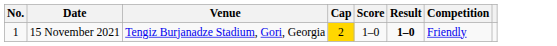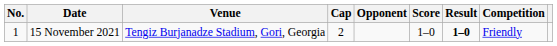+ column: (382, 13)
(341, 32) gold background -> (341, 32) no background
